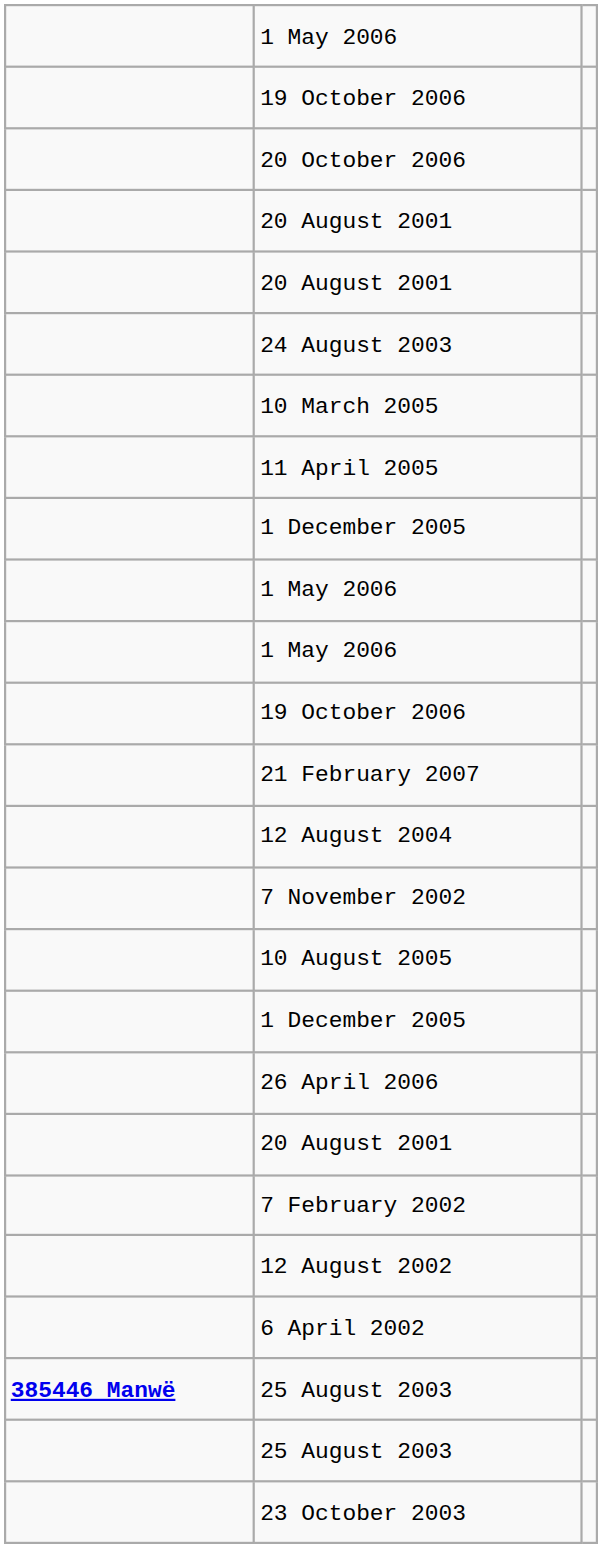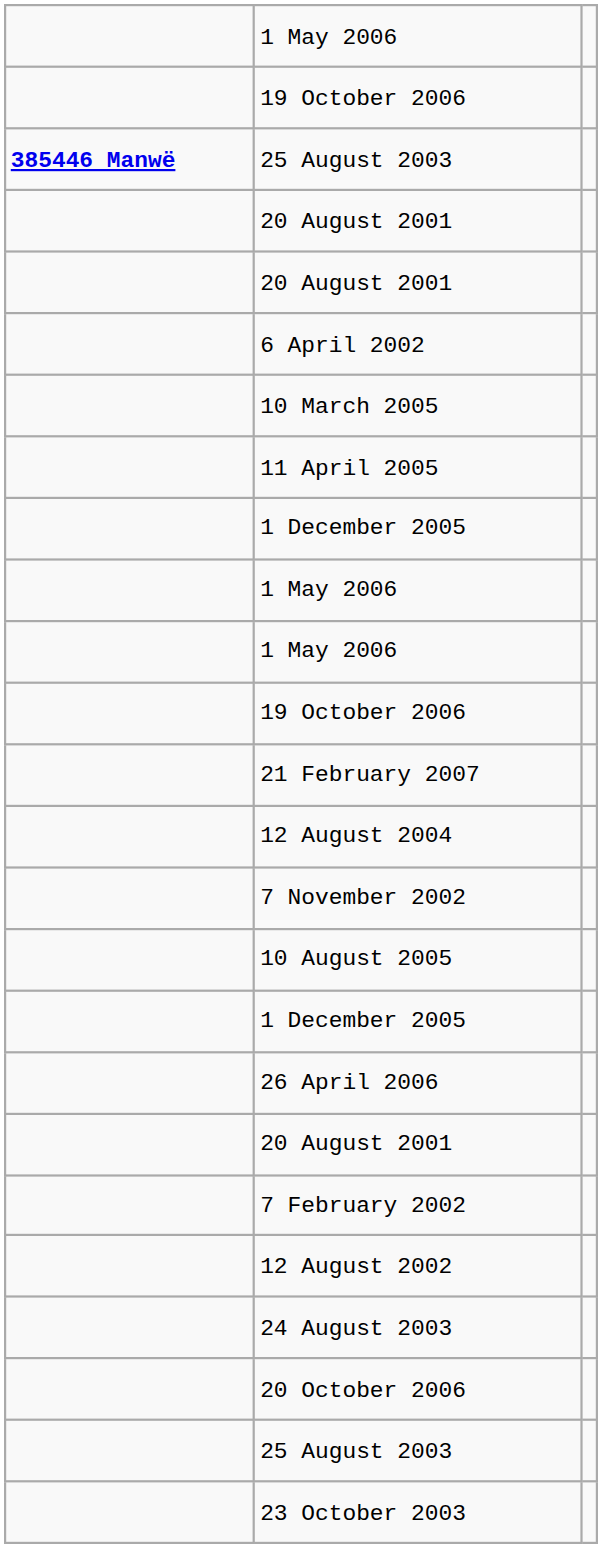rows swapped: (130, 160) <-> (93, 1390)
rows swapped: (130, 1328) <-> (130, 344)
